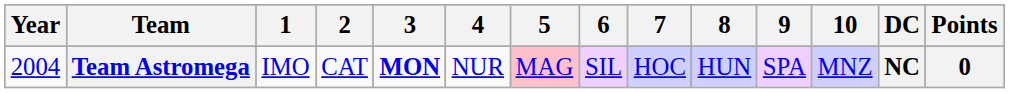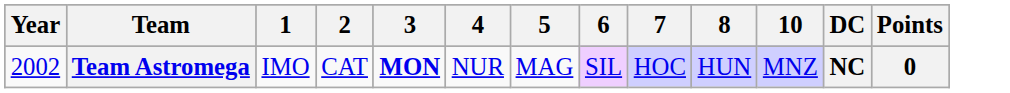- column: (784, 25)
(35, 66) 2004 -> (35, 66) 2002
(544, 66) pink background -> (544, 66) no background
